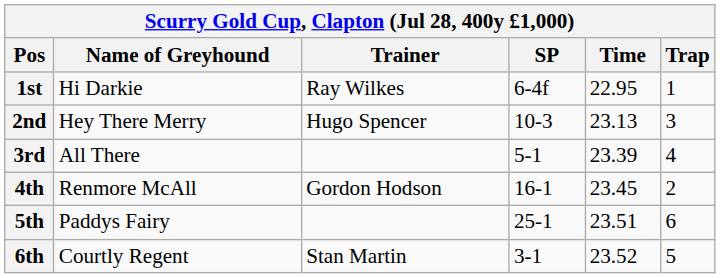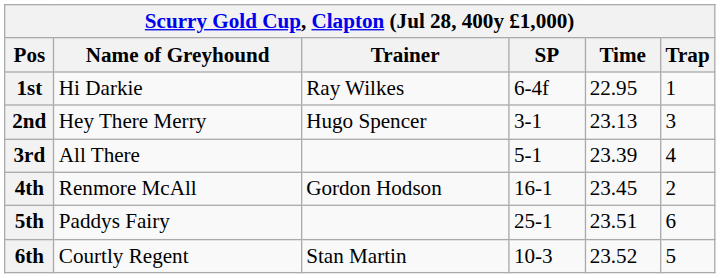(533, 121) 10-3 -> (528, 121) 3-1
(528, 255) 3-1 -> (533, 255) 10-3
